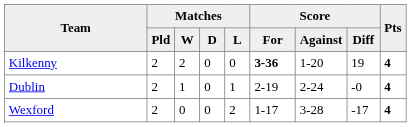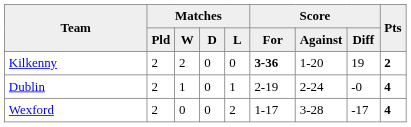(388, 63) 4 -> (388, 63) 2
